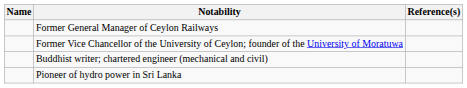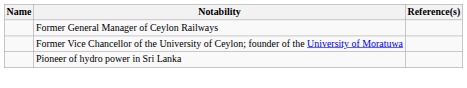- row: (152, 59)
